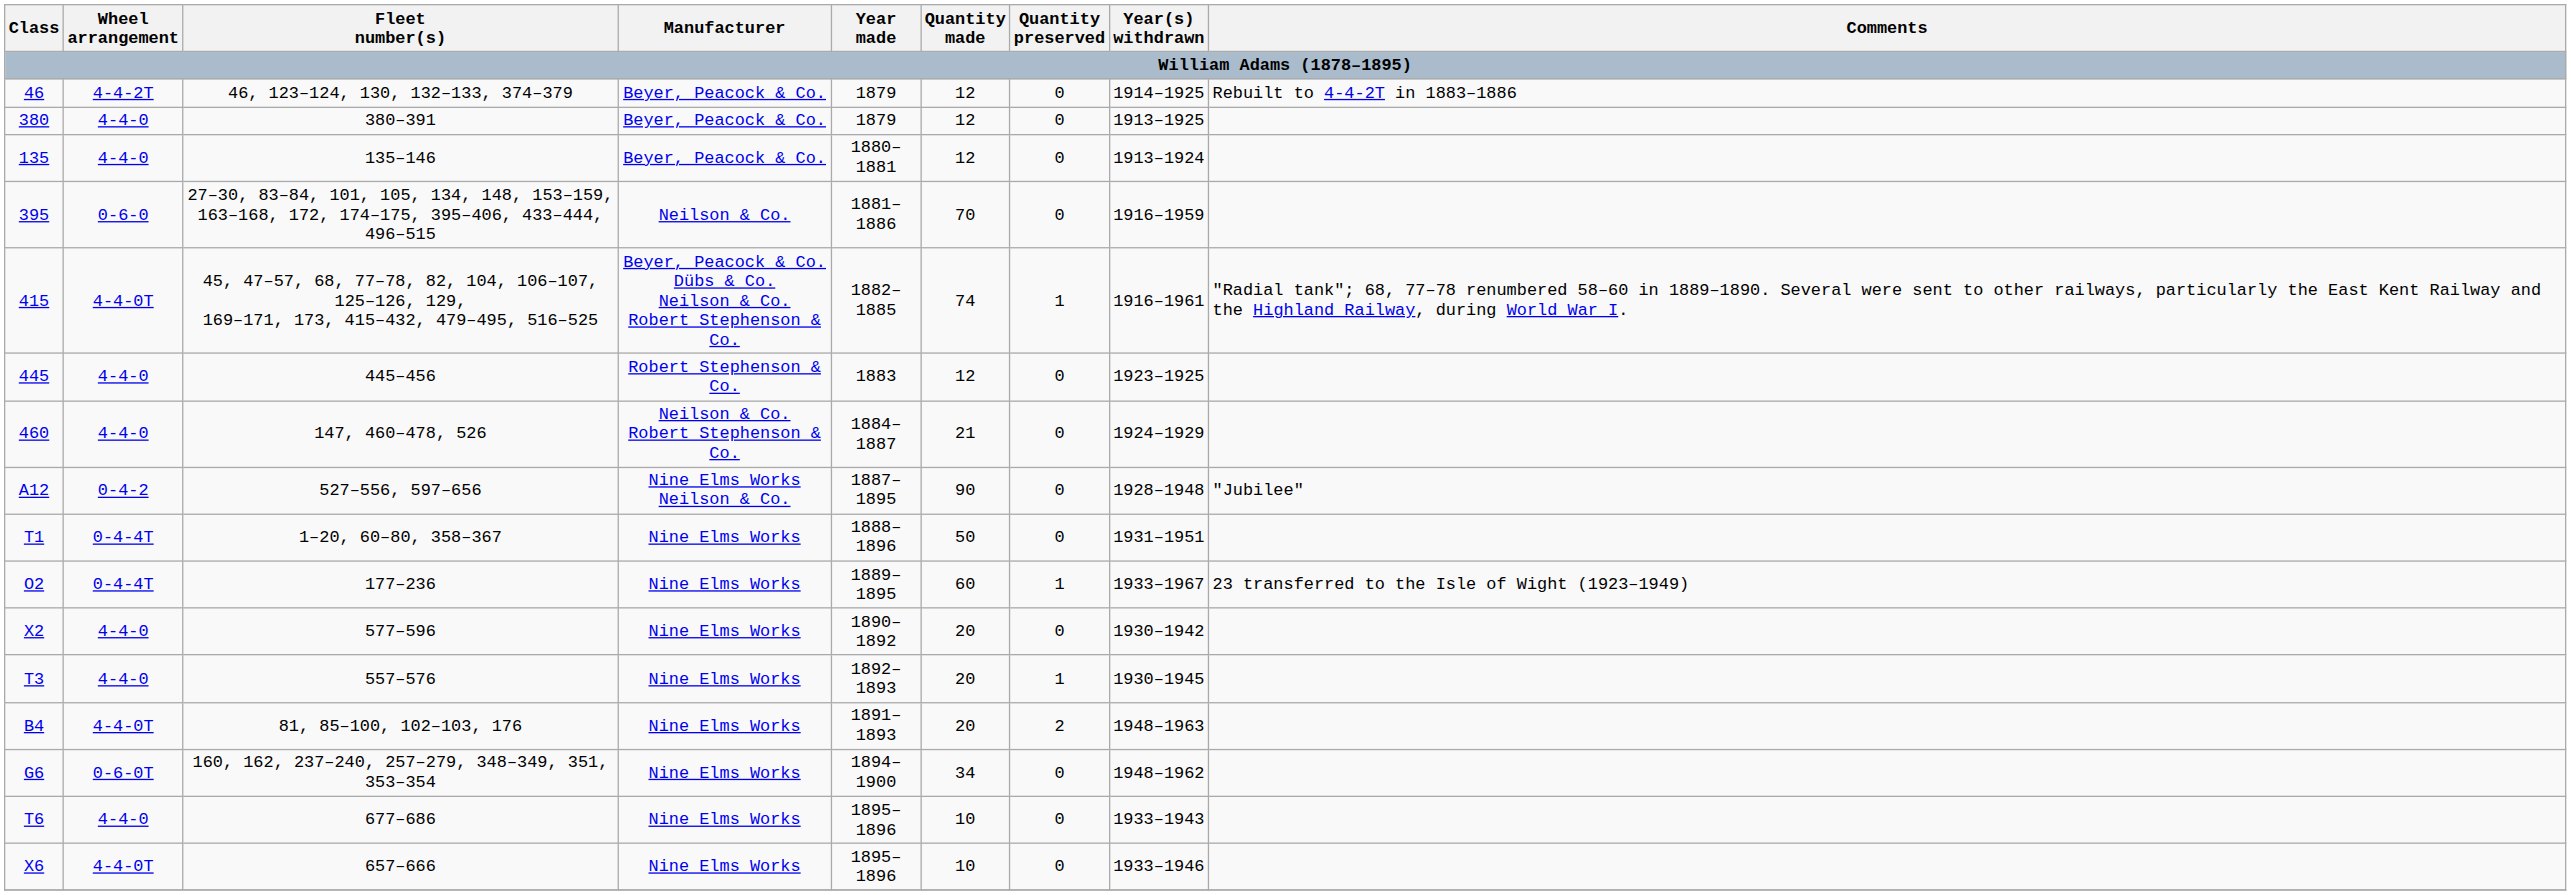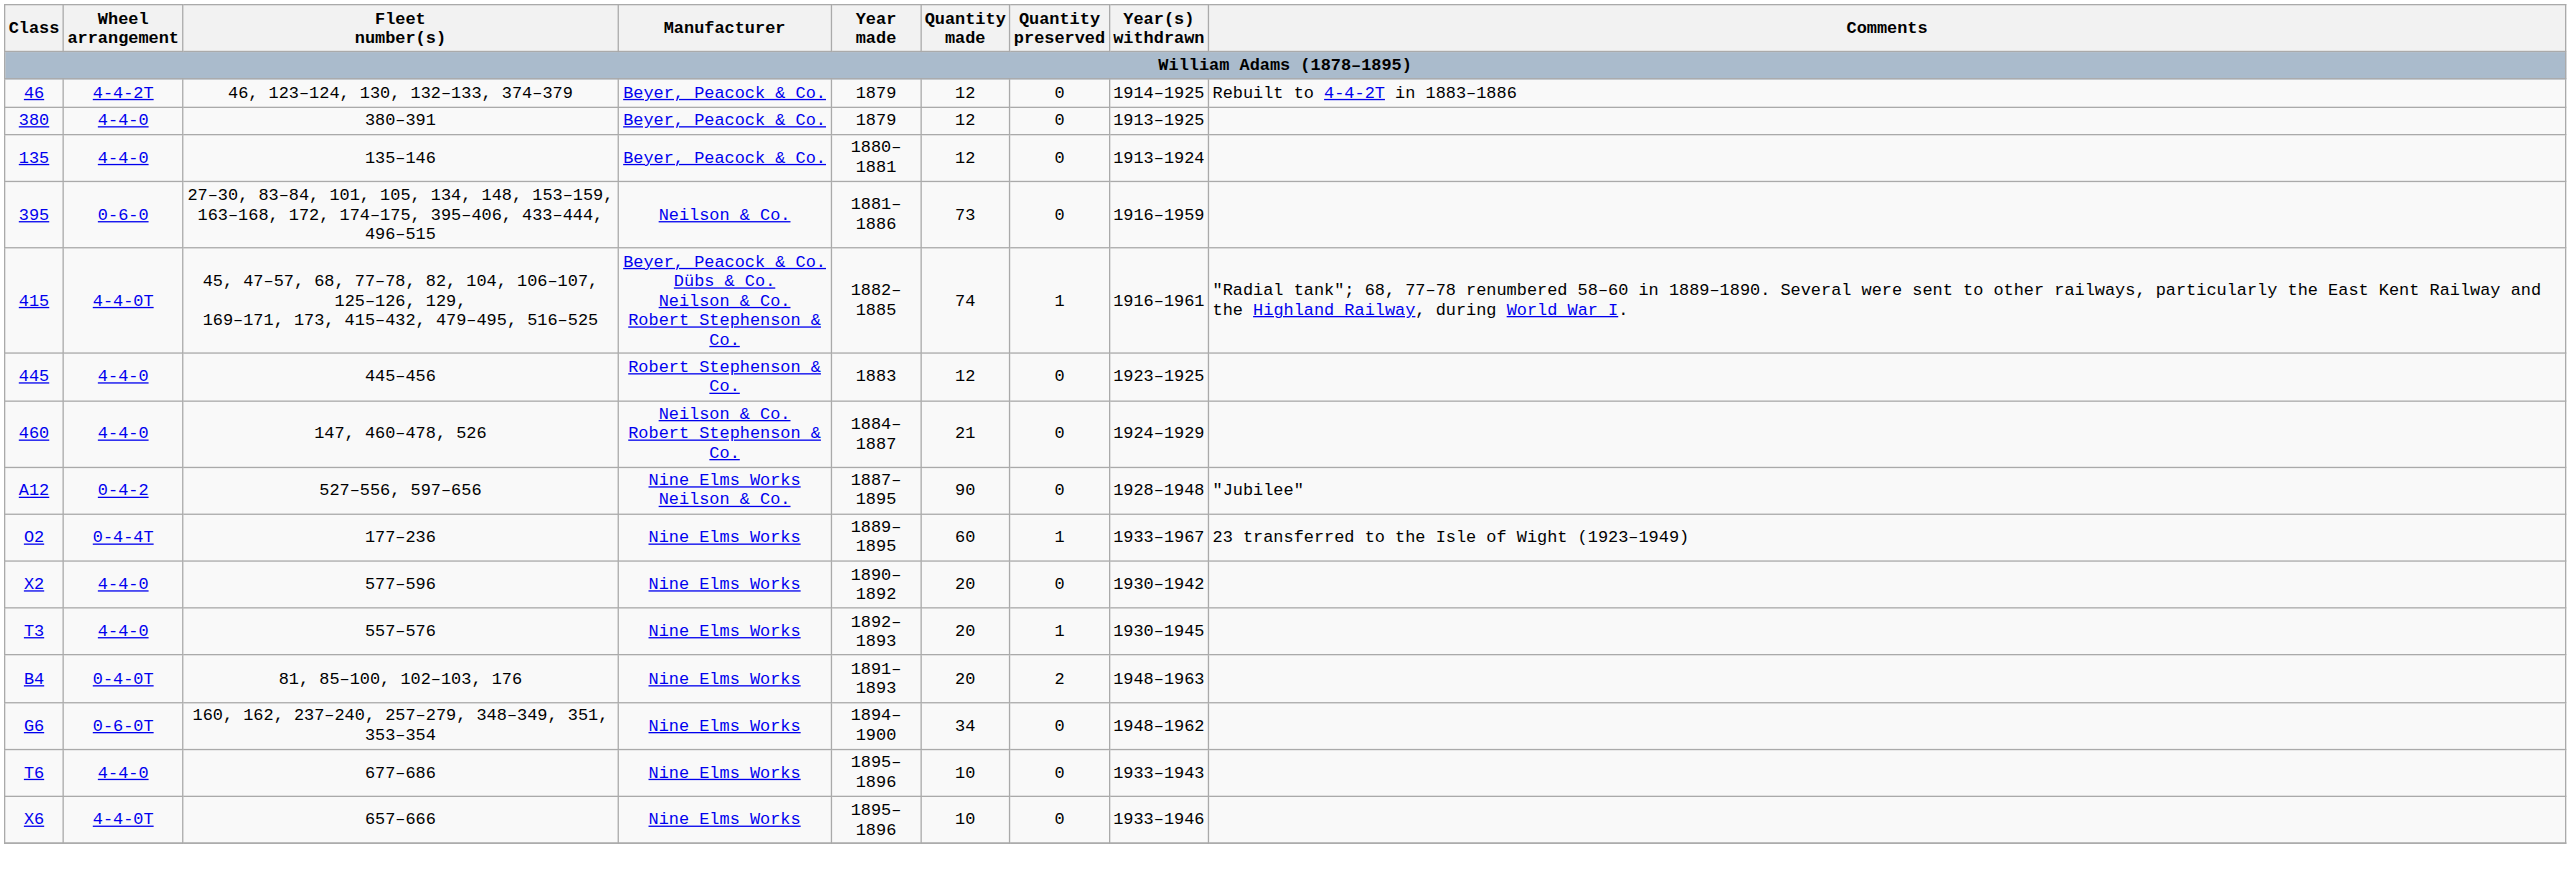(965, 215) 70 -> (965, 215) 73
- row: (34, 538)
(123, 726) 4-4-0T -> (123, 679) 0-4-0T
